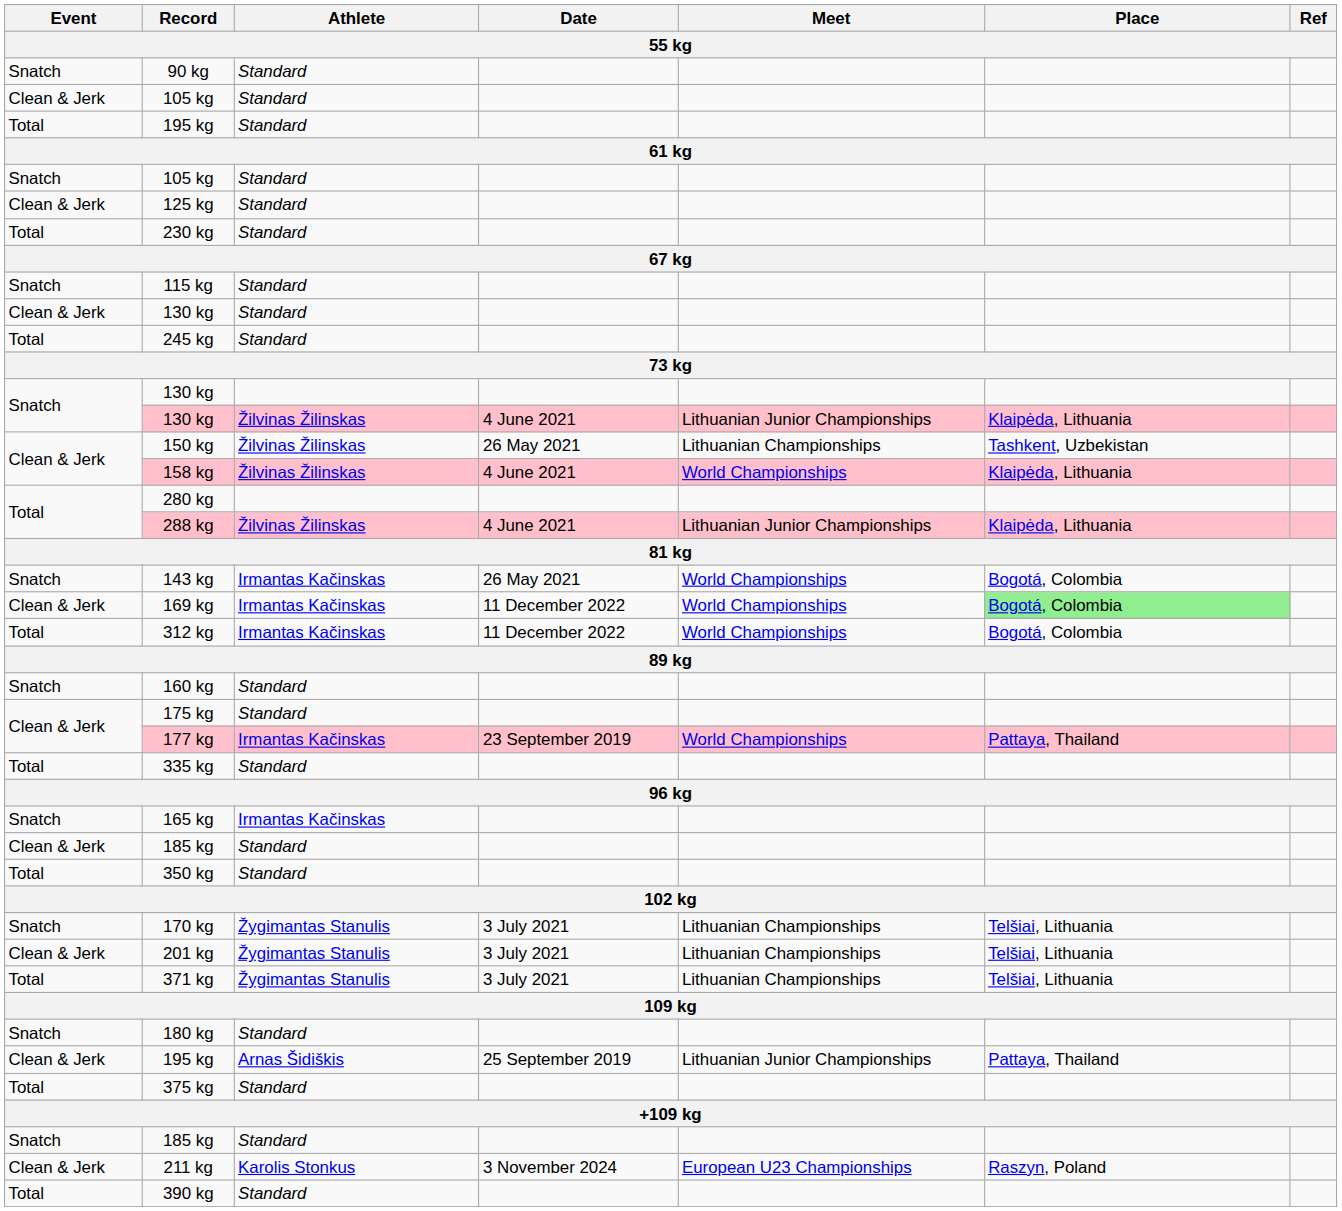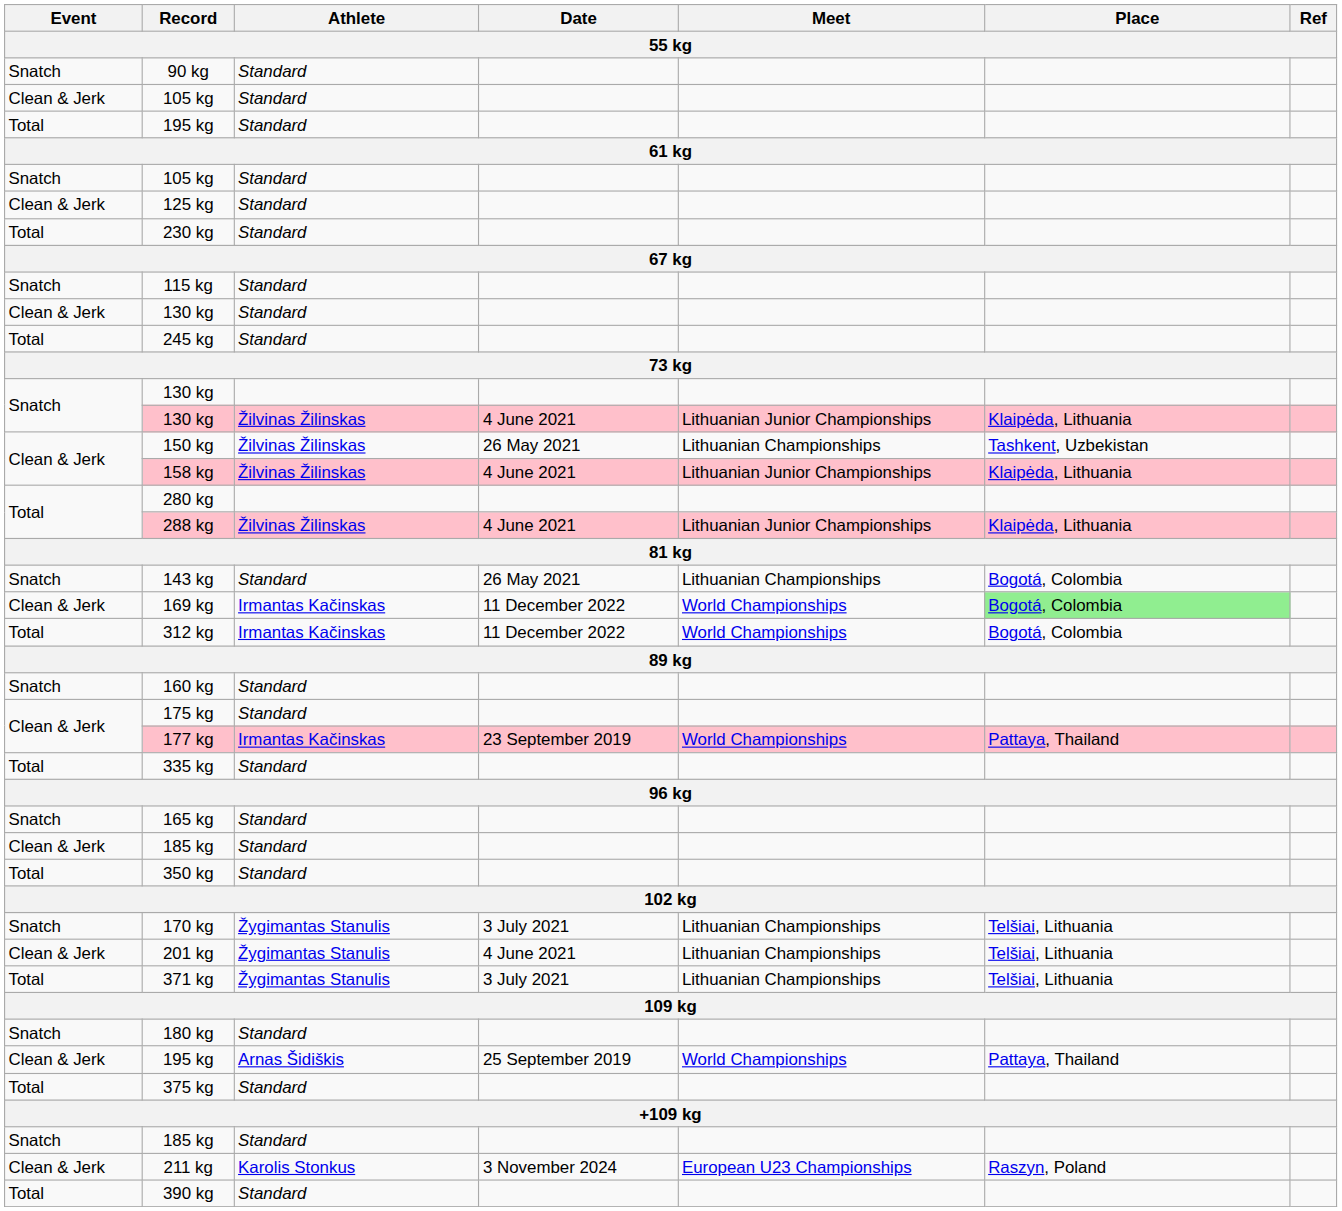(764, 472) World Championships -> (807, 472) Lithuanian Junior Championships
(312, 579) Irmantas Kačinskas -> (272, 579) Standard
(764, 579) World Championships -> (781, 579) Lithuanian Championships
(312, 819) Irmantas Kačinskas -> (272, 819) Standard
(526, 953) 3 July 2021 -> (529, 953) 4 June 2021
(807, 1060) Lithuanian Junior Championships -> (764, 1060) World Championships
